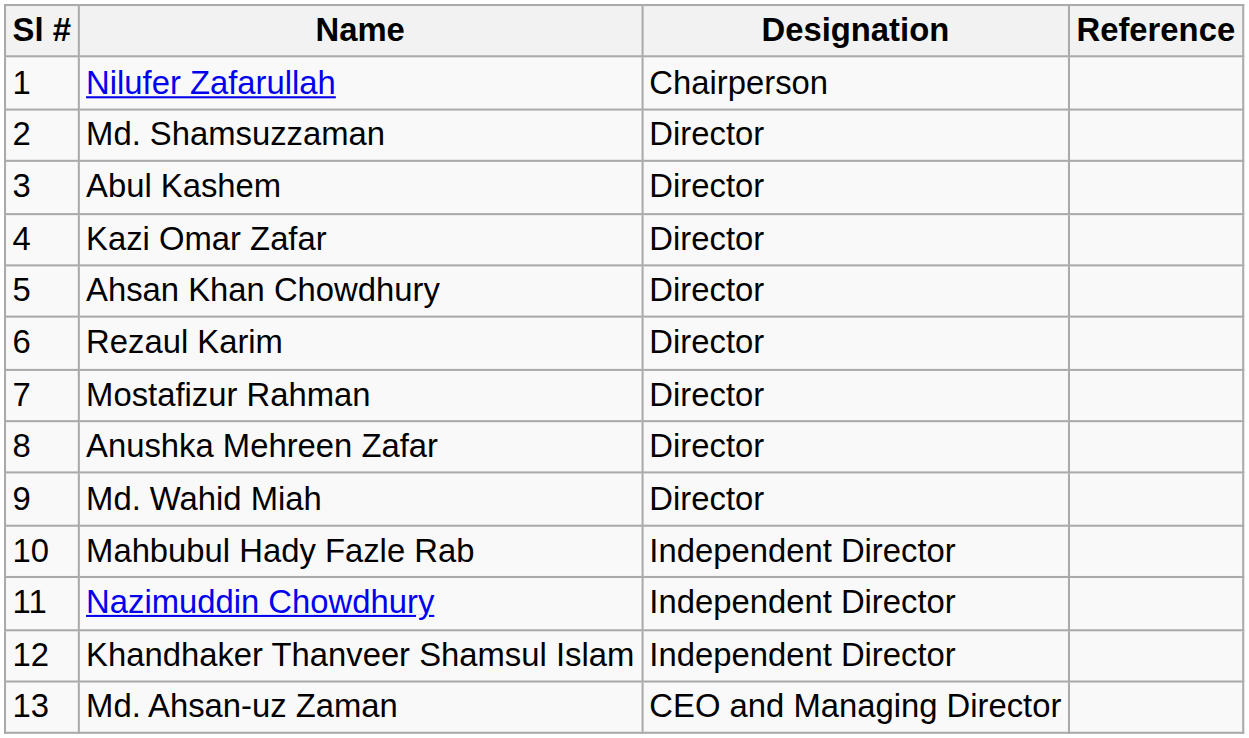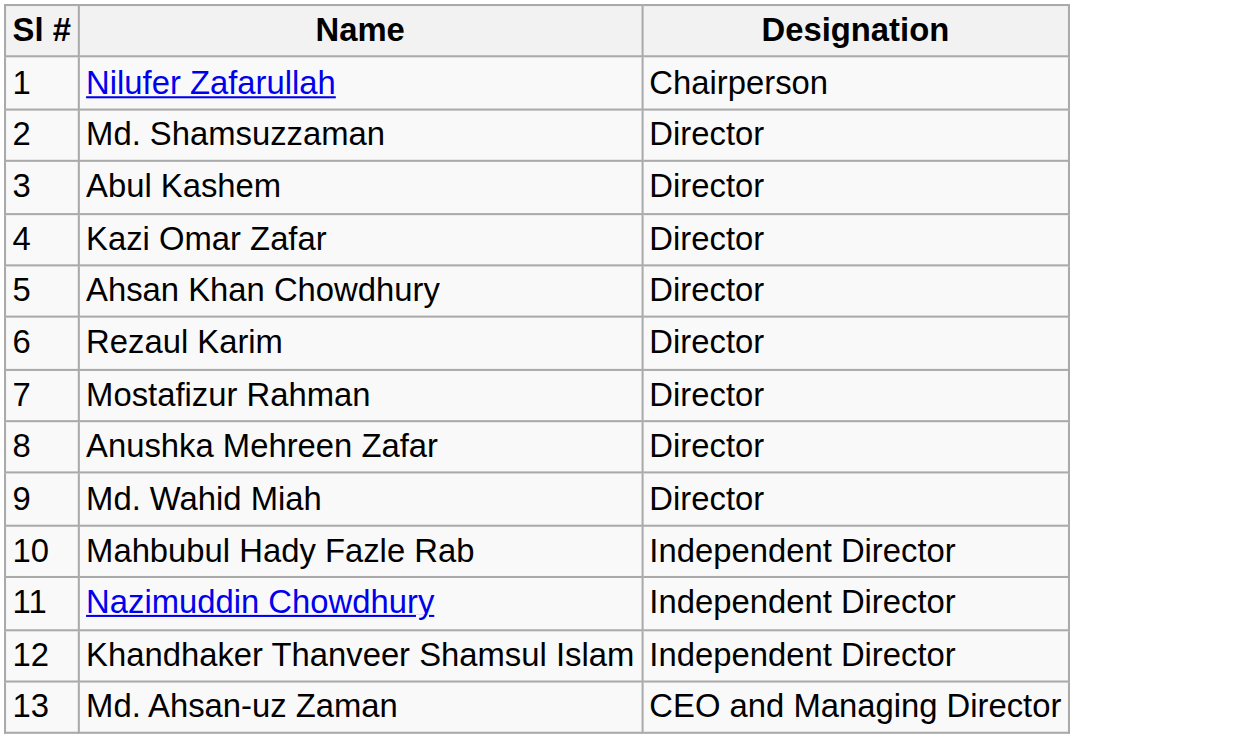- column: (1156, 30)
